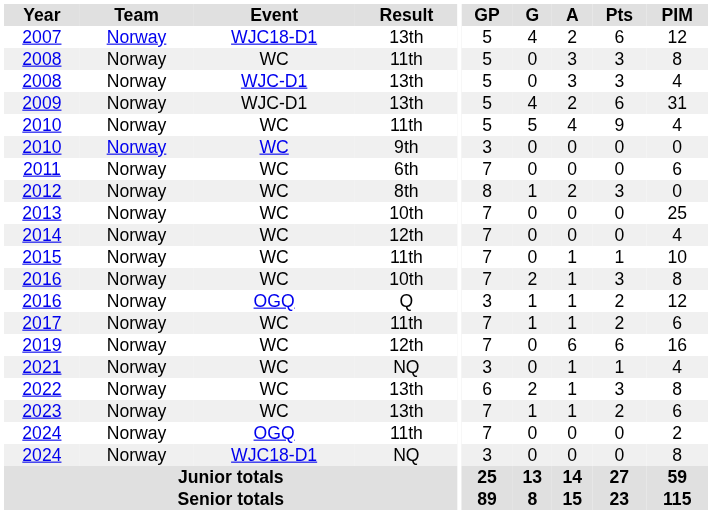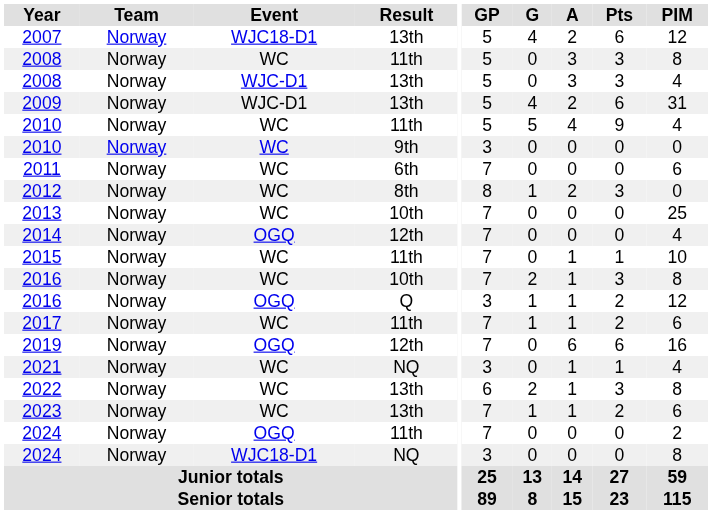(274, 234) WC -> (274, 234) OGQ
(274, 344) WC -> (274, 344) OGQ
